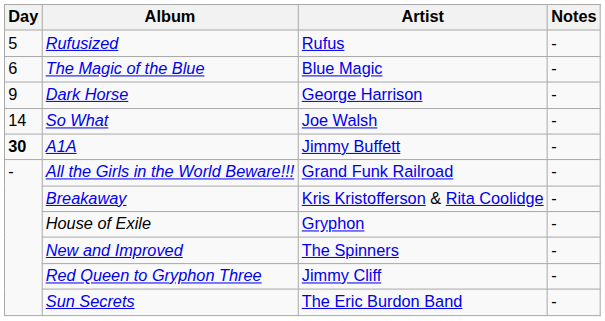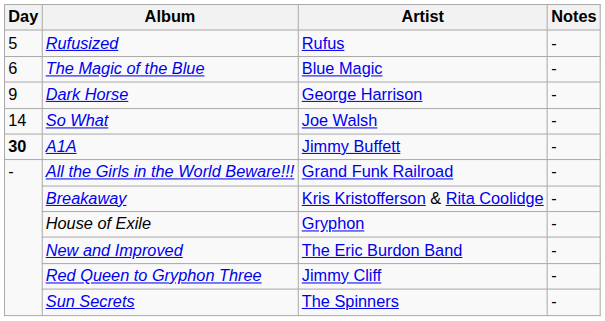(350, 250) The Spinners -> (382, 250) The Eric Burdon Band
(382, 302) The Eric Burdon Band -> (350, 302) The Spinners
